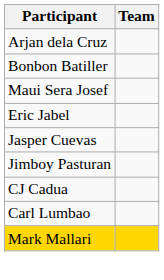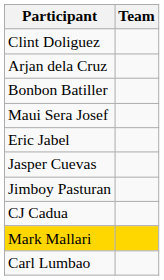+ row: (54, 41)
rows swapped: (50, 238) <-> (49, 213)
